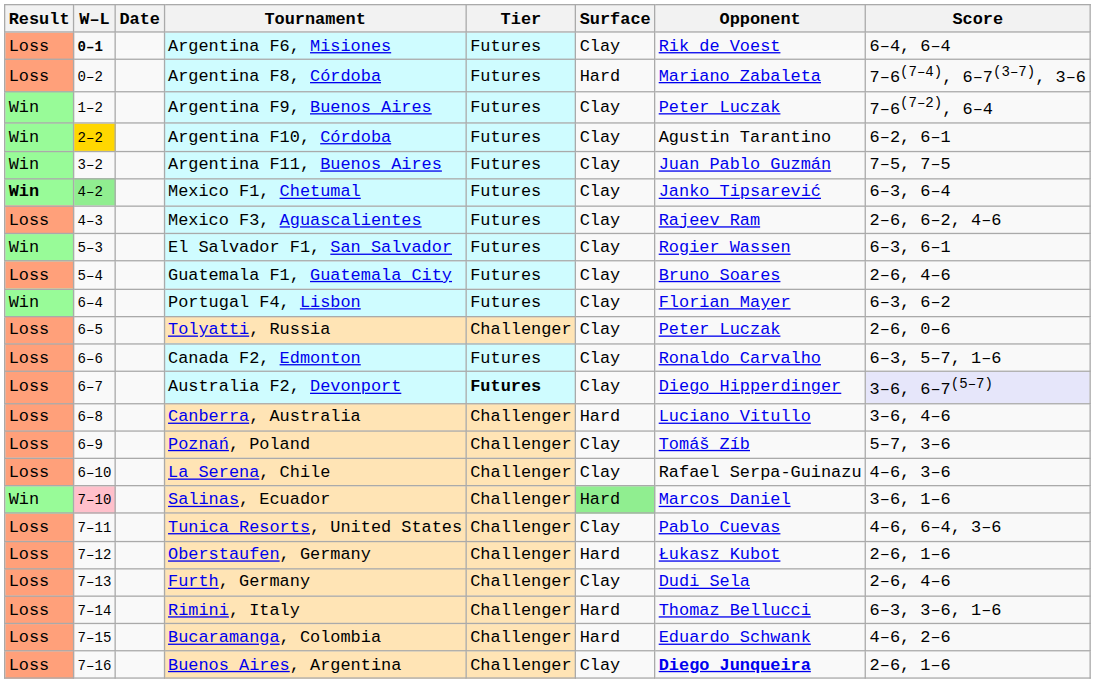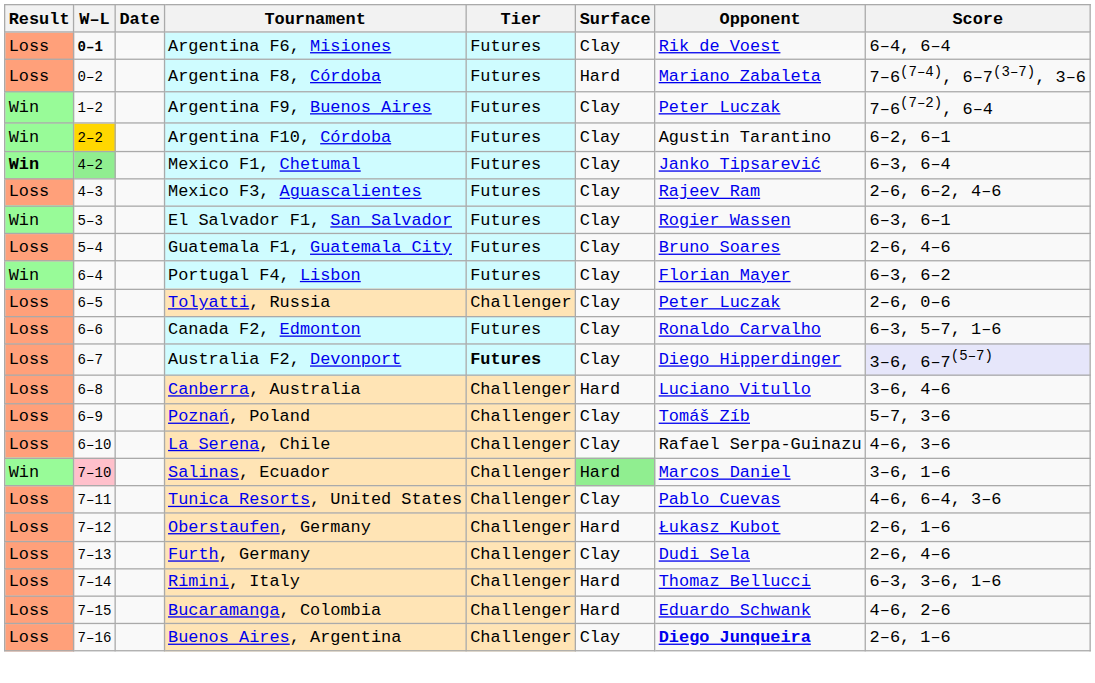- row: (305, 165)
